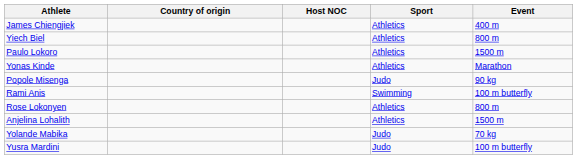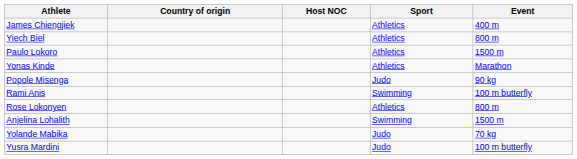(388, 121) Athletics -> (392, 121) Swimming
